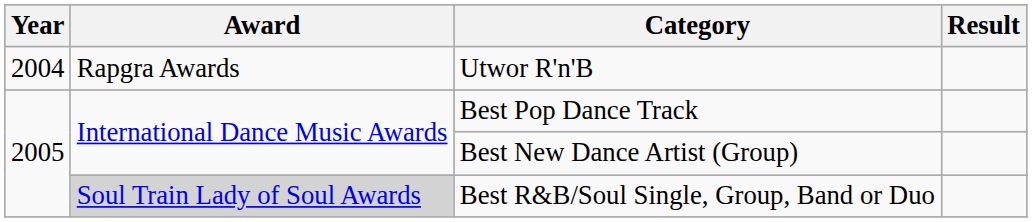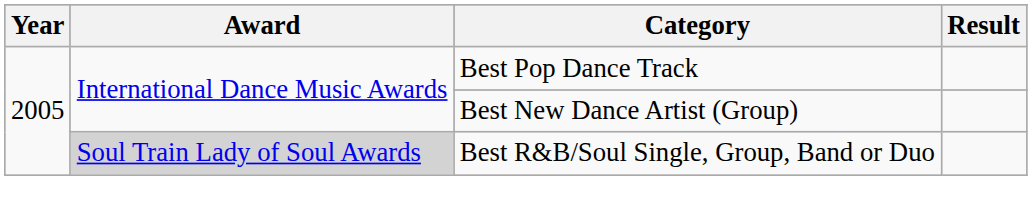- row: (527, 68)
